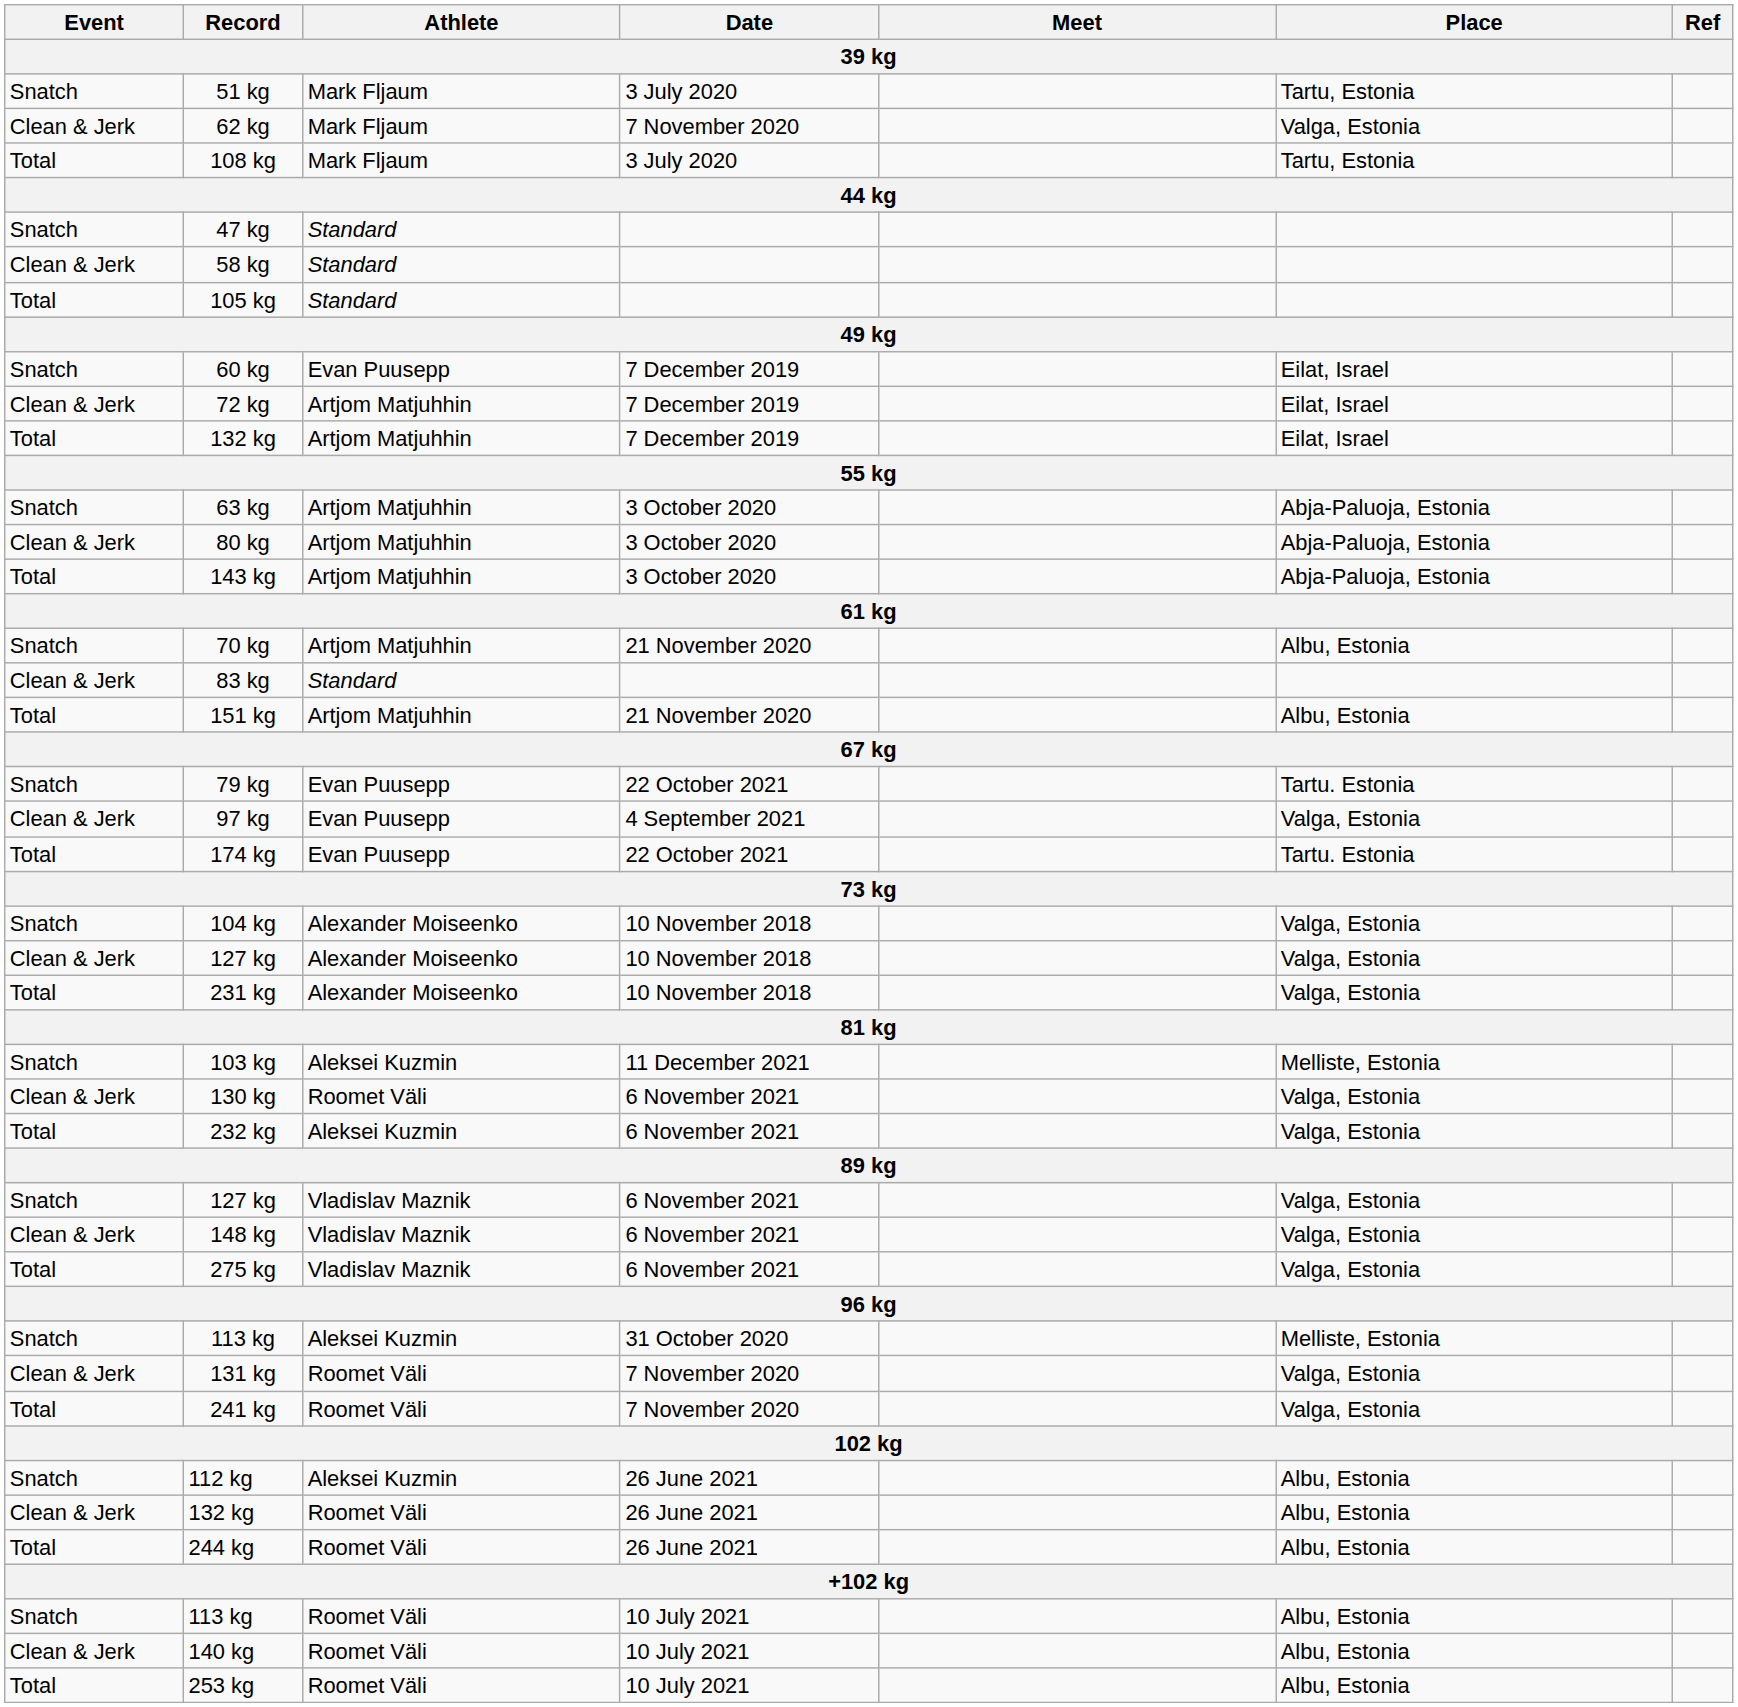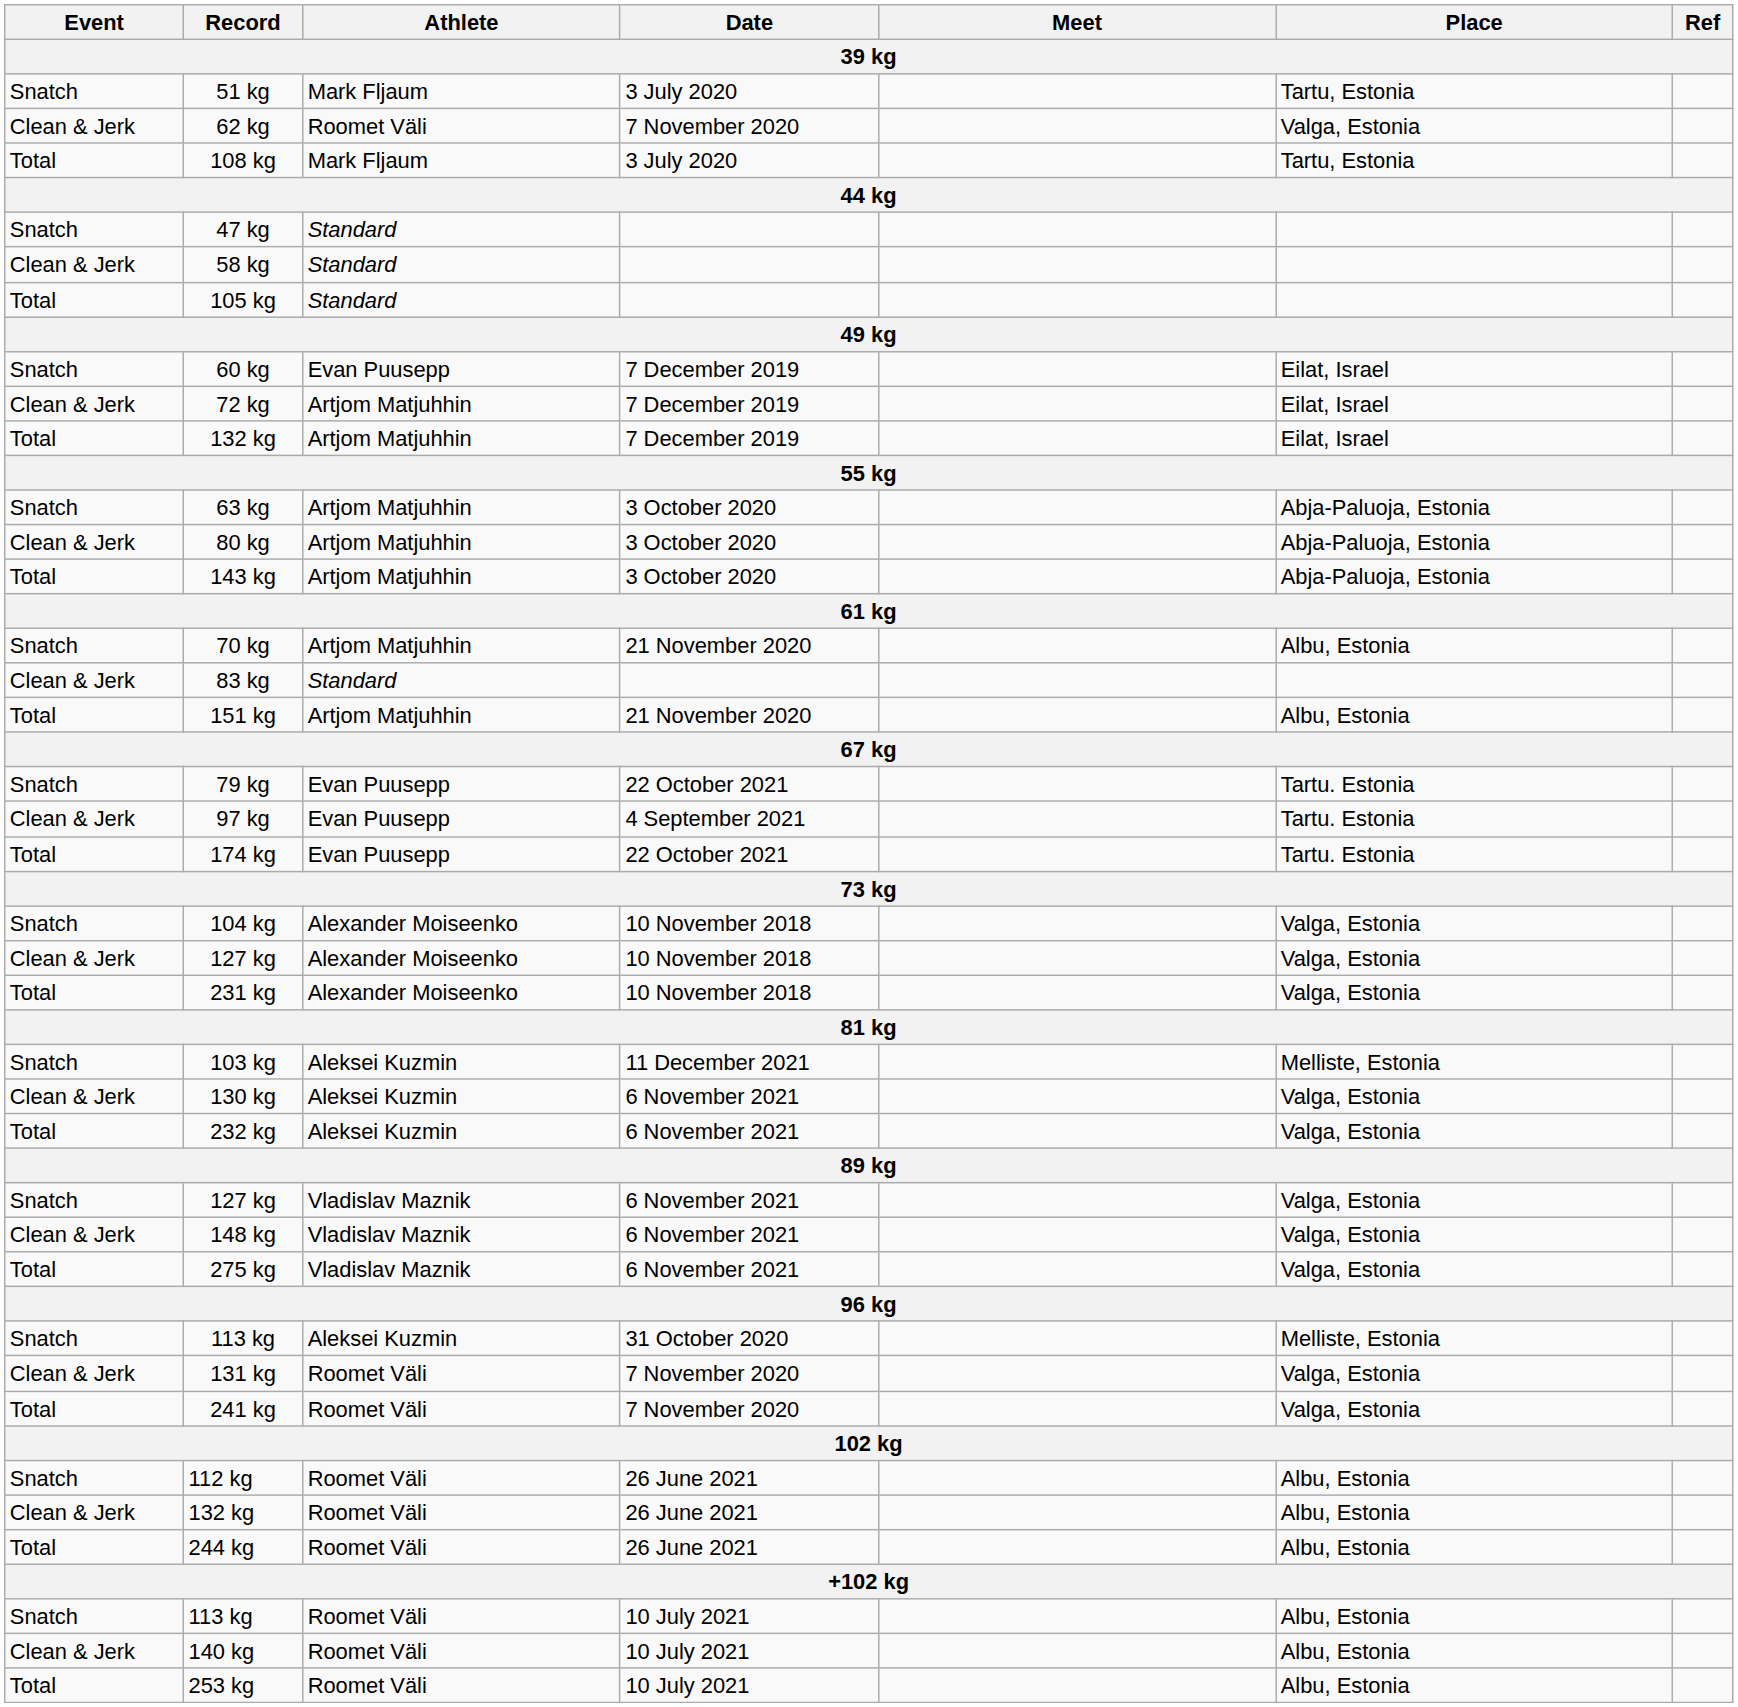(368, 126) Mark Fljaum -> (367, 126) Roomet Väli
(1350, 819) Valga, Estonia -> (1348, 819) Tartu. Estonia
(367, 1096) Roomet Väli -> (382, 1096) Aleksei Kuzmin
(382, 1478) Aleksei Kuzmin -> (367, 1478) Roomet Väli
